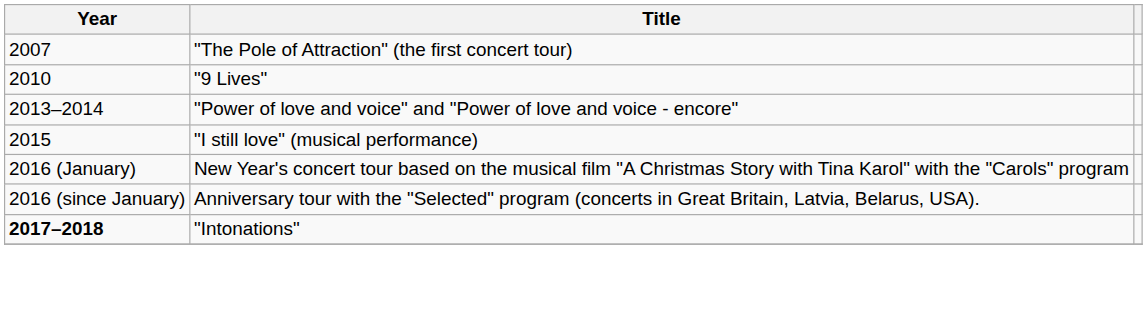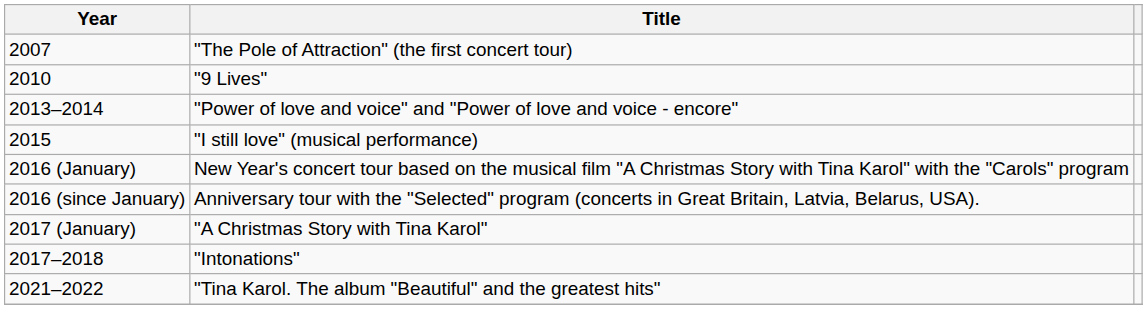+ row: (341, 229)
(56, 229) bold -> (56, 259) normal
+ row: (427, 288)
